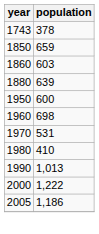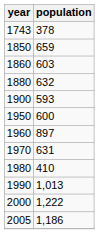(45, 82) 639 -> (45, 82) 632
+ row: (19, 99)
(45, 116) 698 -> (45, 133) 897
(45, 133) 531 -> (45, 151) 631
